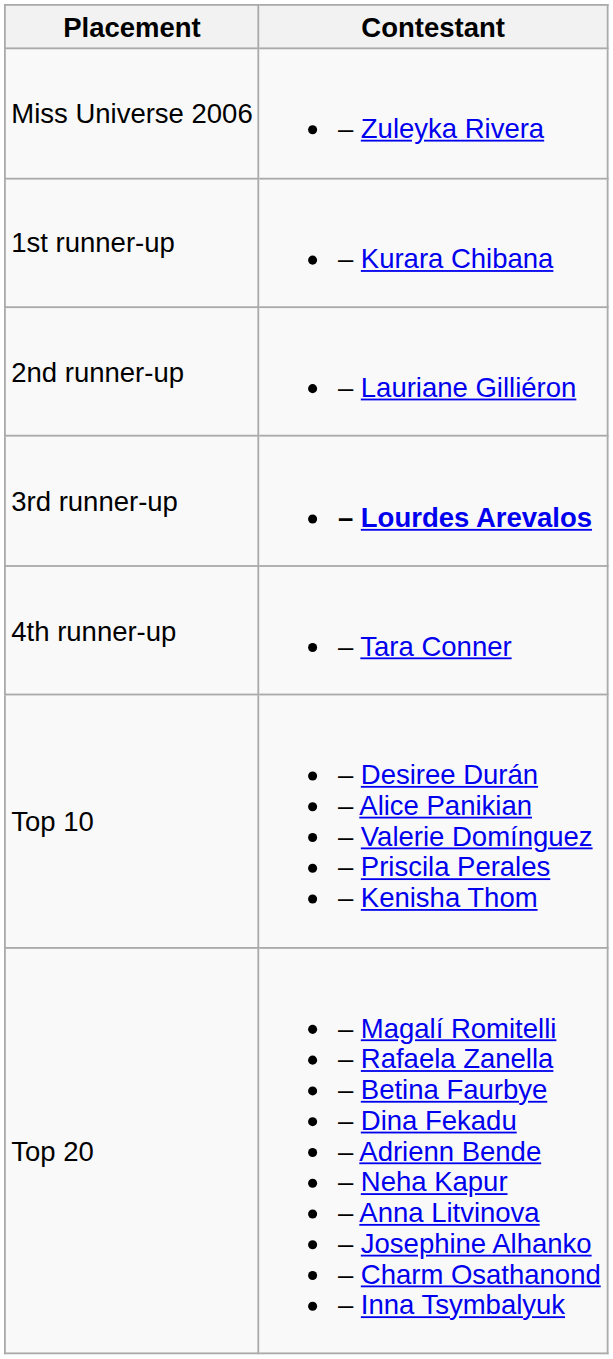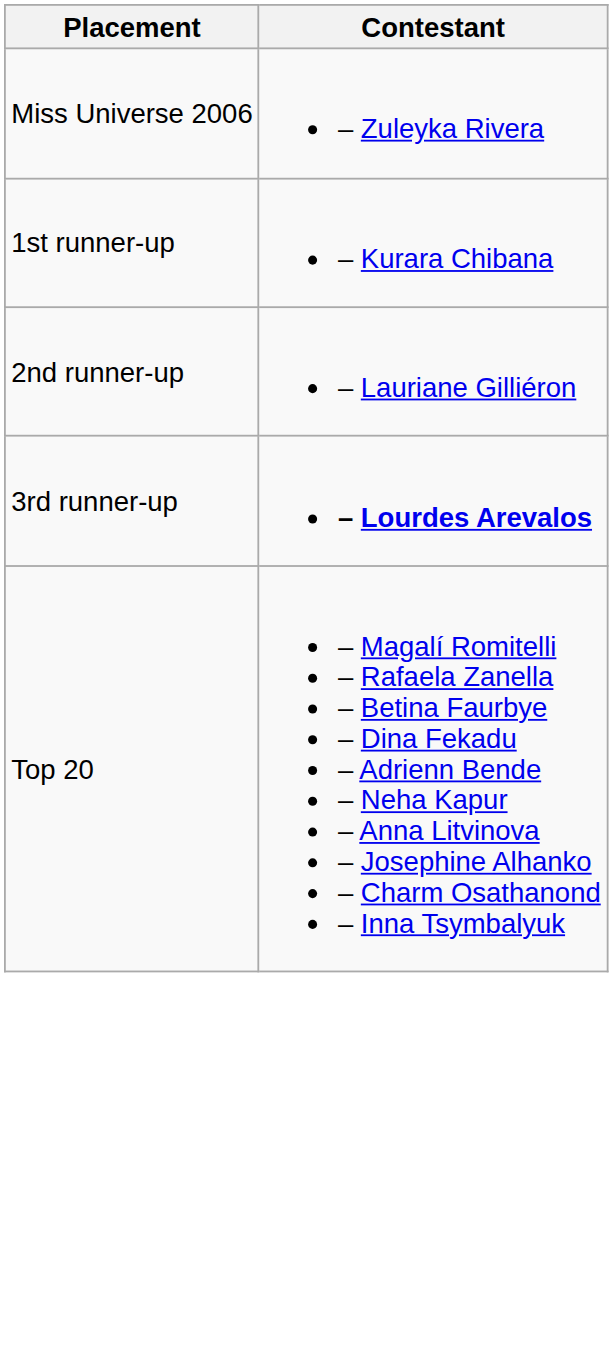- row: (94, 631)
- row: (53, 821)
